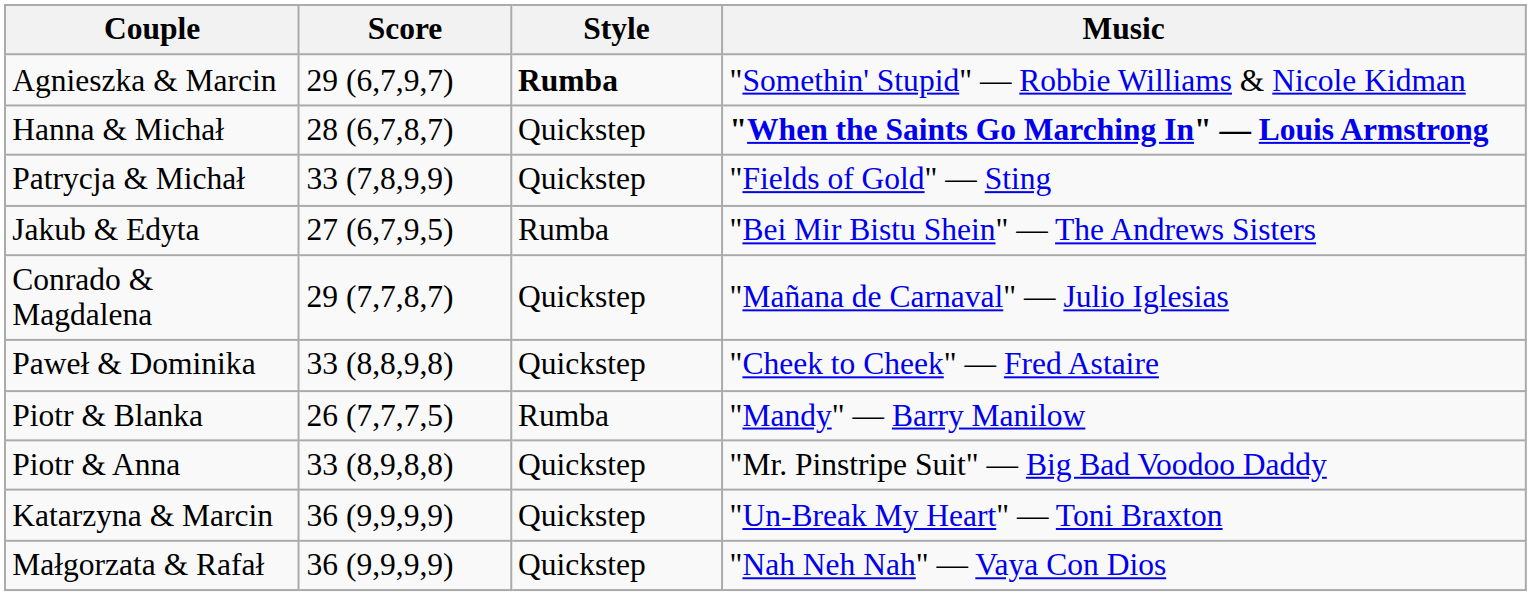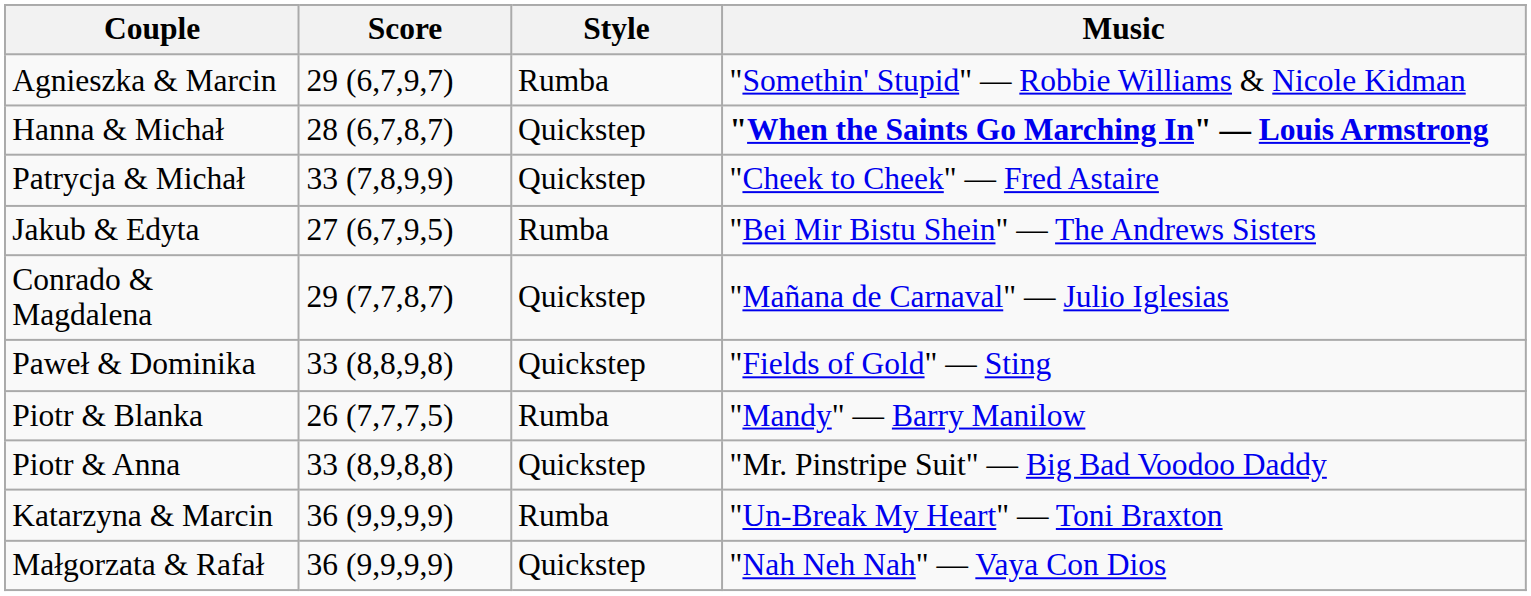(568, 79) bold -> (564, 79) normal
(890, 179) "Fields of Gold" — Sting -> (944, 179) "Cheek to Cheek" — Fred Astaire
(944, 364) "Cheek to Cheek" — Fred Astaire -> (890, 364) "Fields of Gold" — Sting
(582, 514) Quickstep -> (564, 514) Rumba
